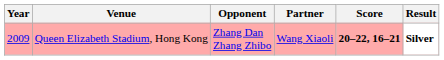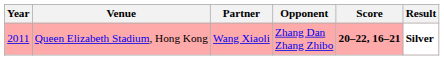columns swapped: (305, 14) <-> (242, 14)
(18, 39) 2009 -> (18, 39) 2011
